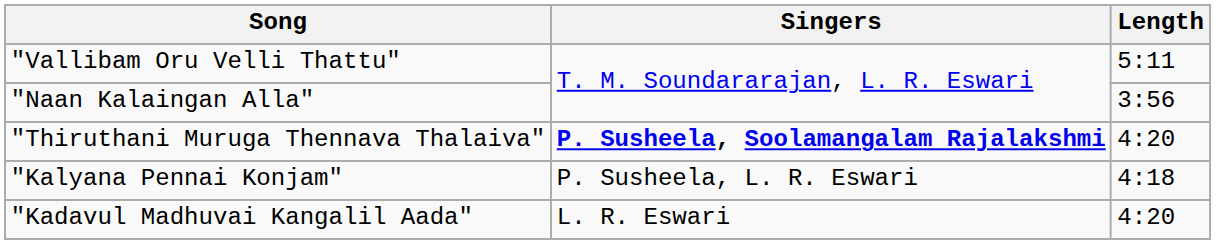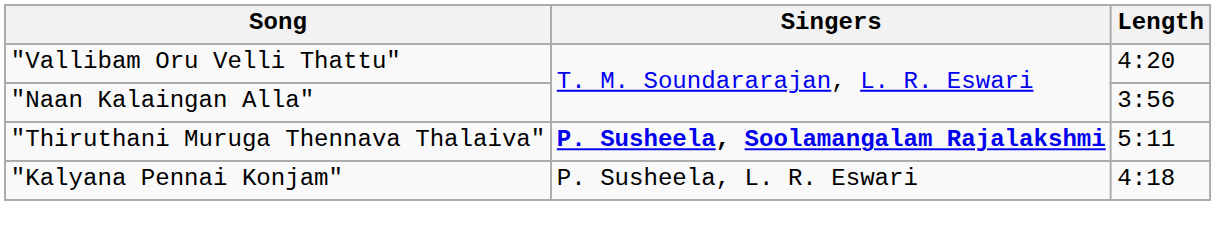(1146, 64) 5:11 -> (1146, 64) 4:20
(1146, 141) 4:20 -> (1146, 141) 5:11
- row: (242, 219)
